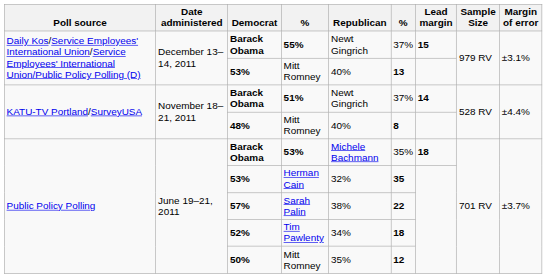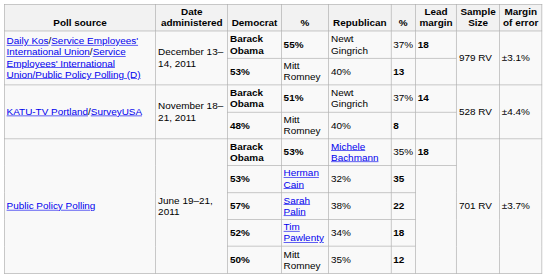(423, 44) 15 -> (423, 44) 18
